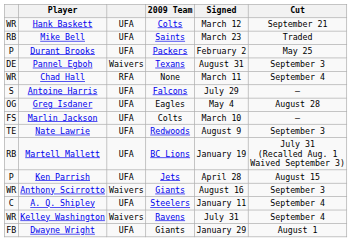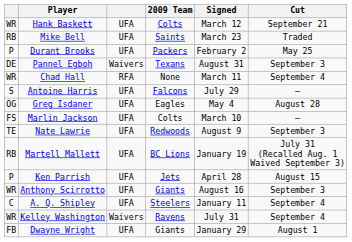(126, 190) Waivers -> (126, 190) UFA
